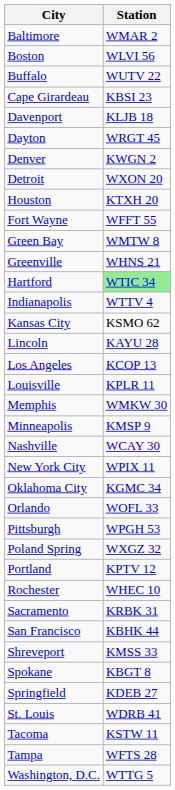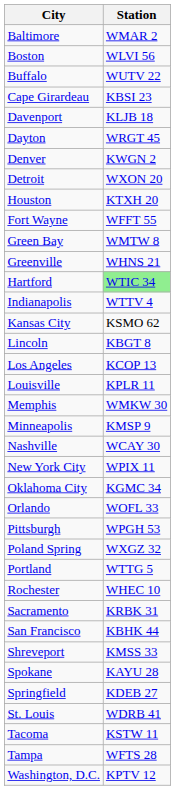(132, 343) KAYU 28 -> (128, 343) KBGT 8
(131, 569) KPTV 12 -> (129, 569) WTTG 5
(128, 672) KBGT 8 -> (132, 672) KAYU 28
(129, 775) WTTG 5 -> (131, 775) KPTV 12
